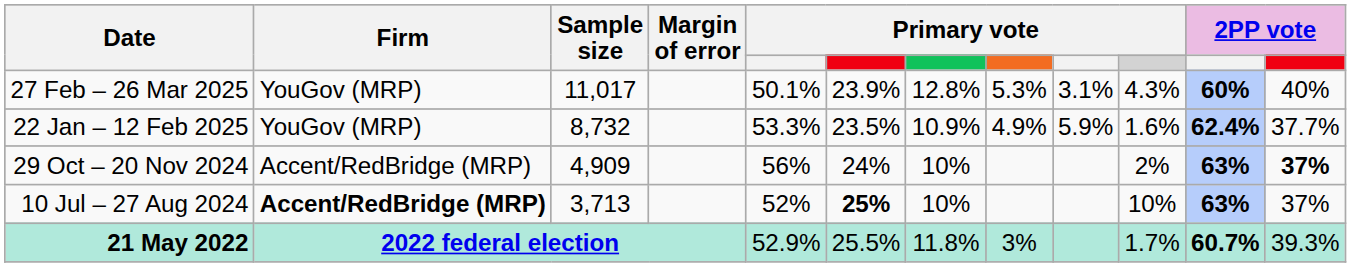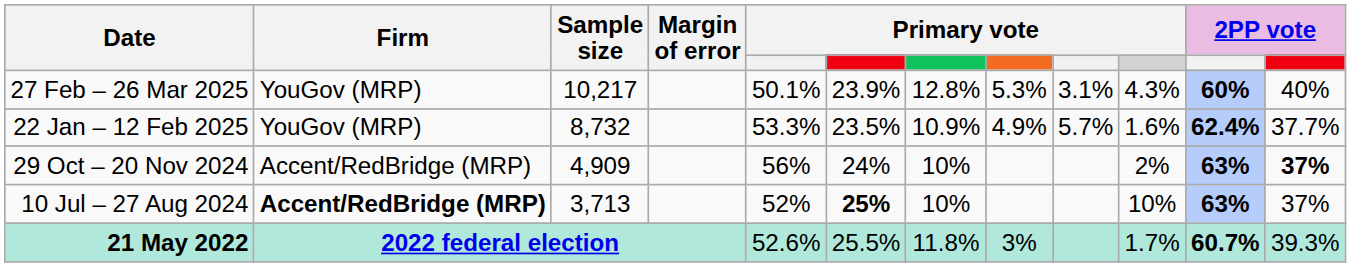(600, 89) 11,017 -> (600, 89) 10,217
(1086, 128) 5.9% -> (1086, 128) 5.7%
(786, 242) 52.9% -> (786, 242) 52.6%
